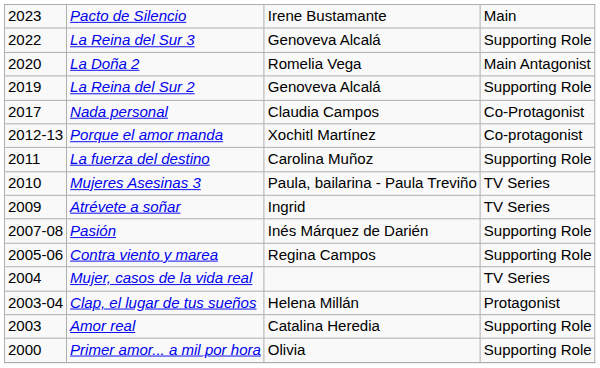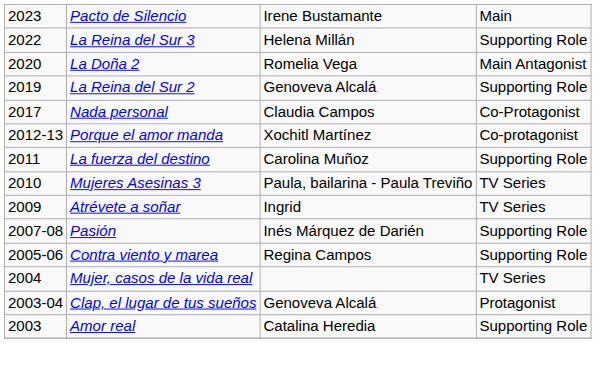(324, 40) Genoveva Alcalá -> (309, 40) Helena Millán
(313, 302) Helena Millán -> (320, 302) Genoveva Alcalá
- row: (165, 350)
